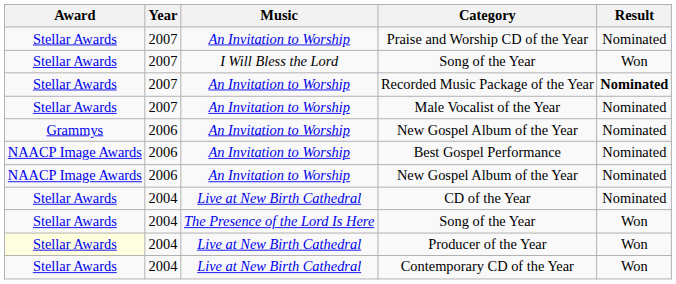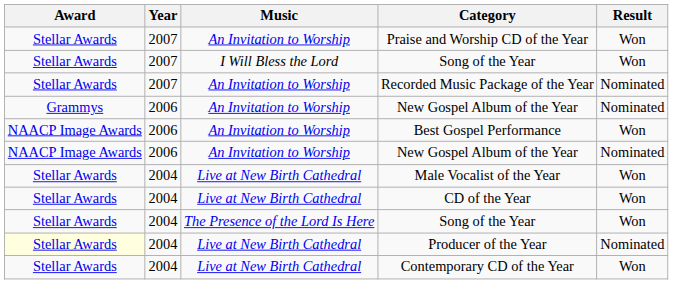(634, 38) Nominated -> (632, 38) Won
(634, 84) bold -> (632, 84) normal
- row: (279, 107)
(634, 152) Nominated -> (632, 130) Won
+ row: (279, 175)
(634, 198) Nominated -> (632, 198) Won
(634, 244) Won -> (632, 244) Nominated
